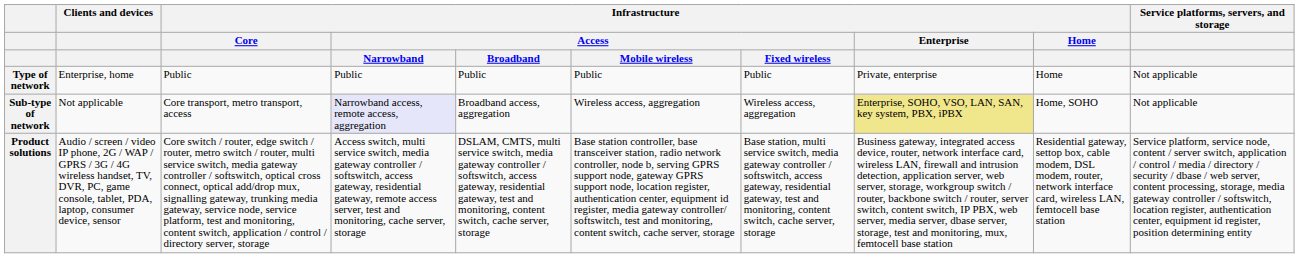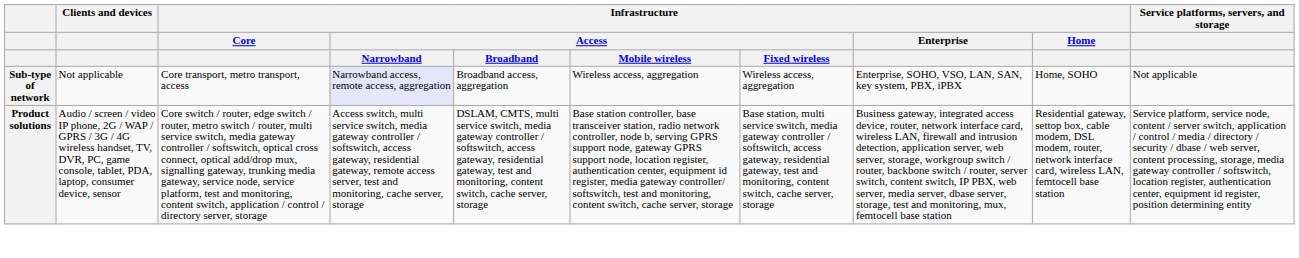- row: (30, 80)
(940, 108) khaki background -> (939, 80) no background
